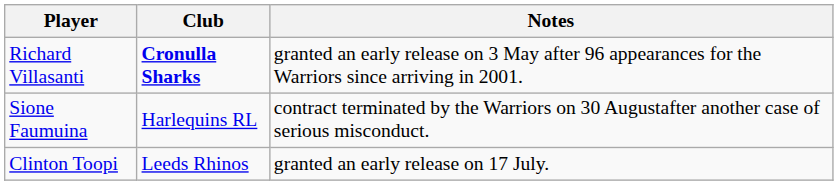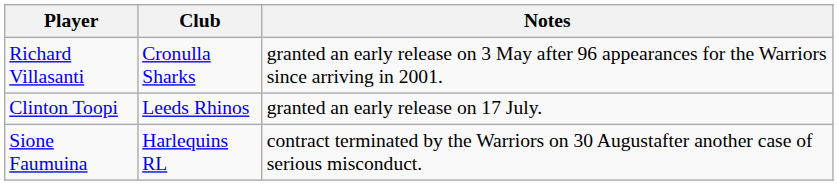(179, 64) bold -> (177, 64) normal
rows swapped: (64, 164) <-> (48, 120)
